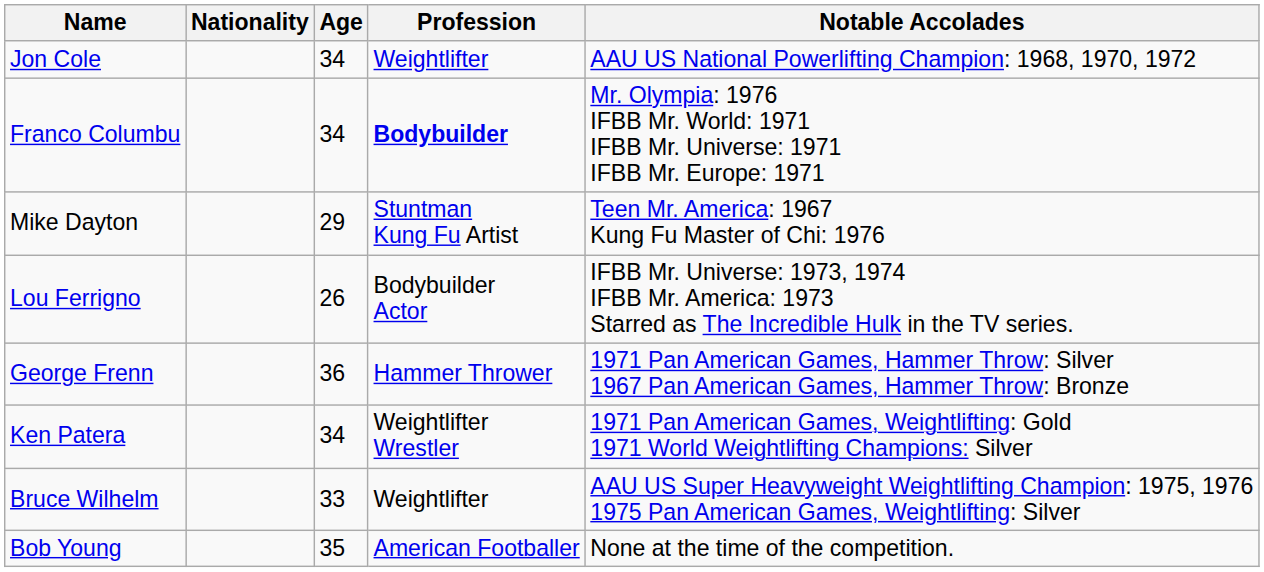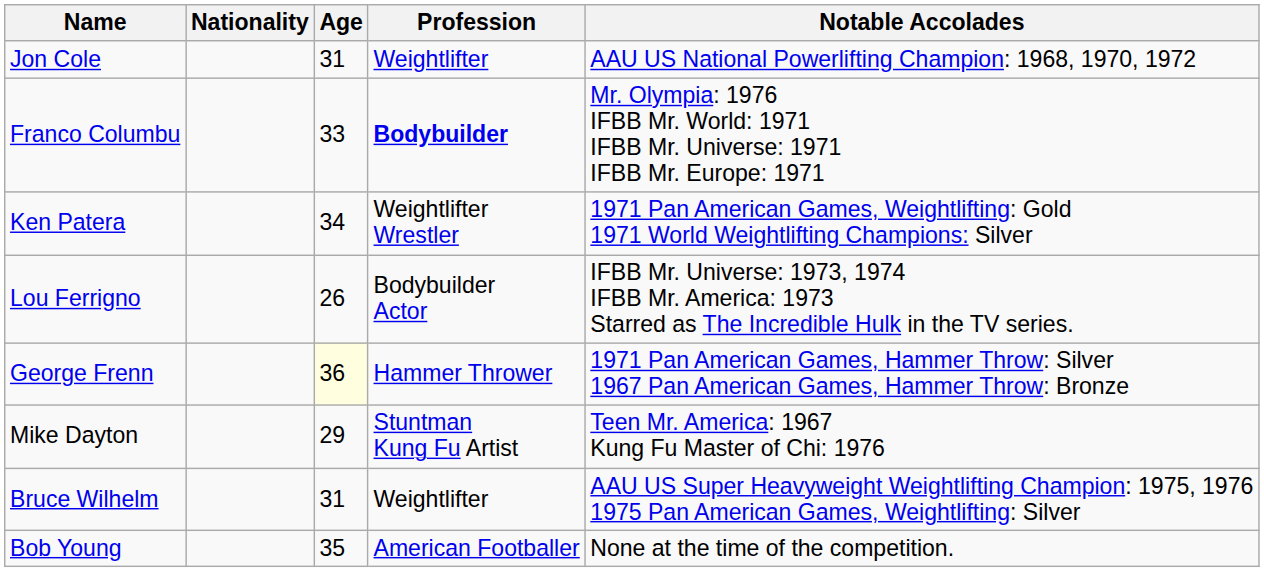(332, 59) 34 -> (332, 59) 31
(332, 134) 34 -> (332, 134) 33
rows swapped: (74, 223) <-> (68, 436)
(332, 373) no background -> (332, 373) lightyellow background
(332, 498) 33 -> (332, 498) 31
